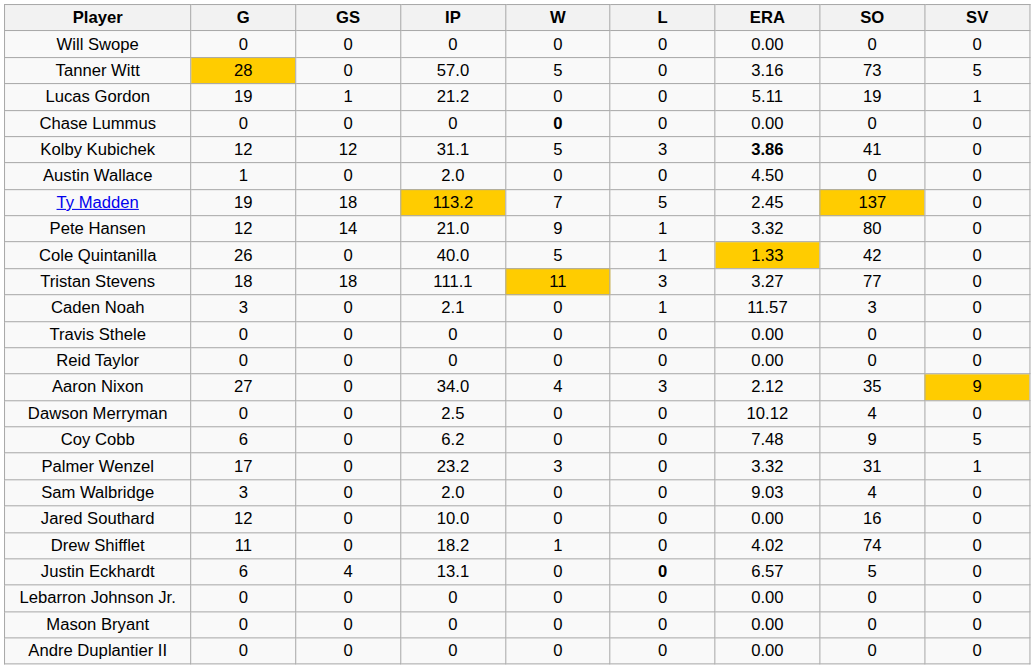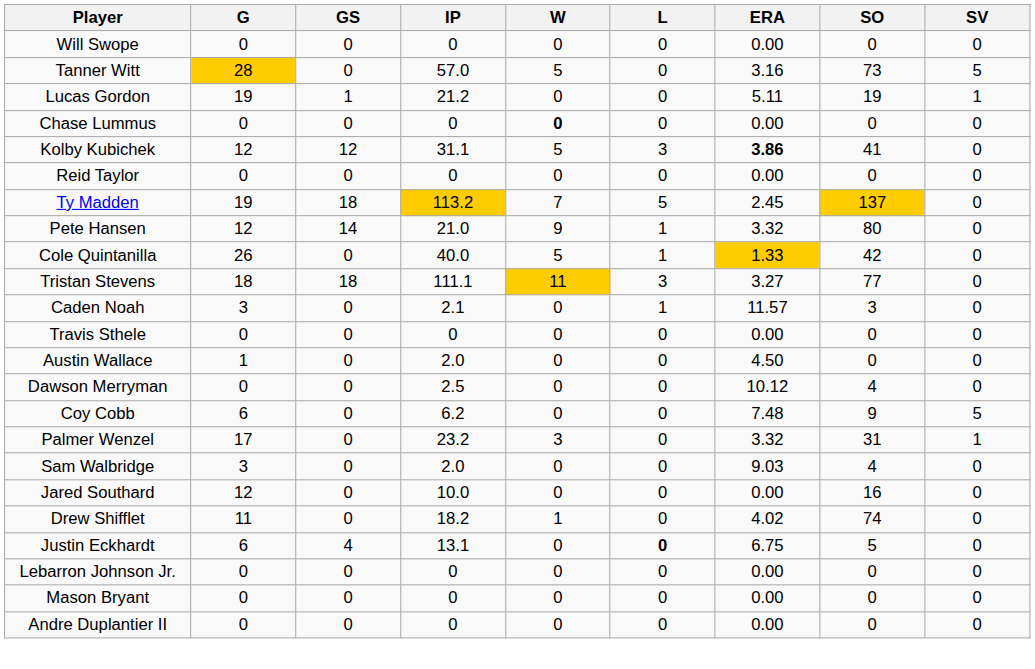rows swapped: (98, 360) <-> (98, 176)
- row: (98, 387)
(767, 571) 6.57 -> (767, 545) 6.75
